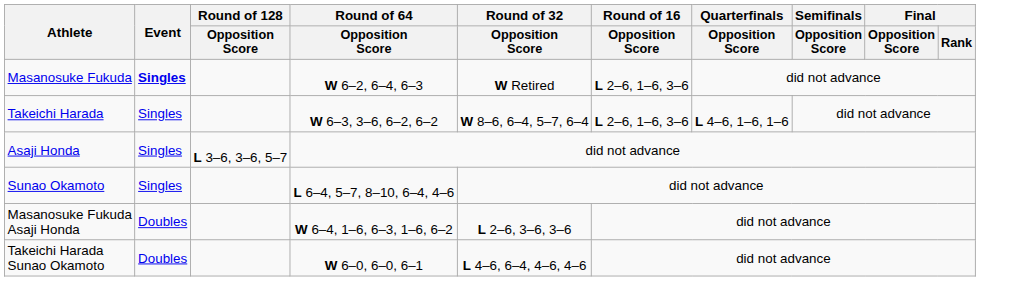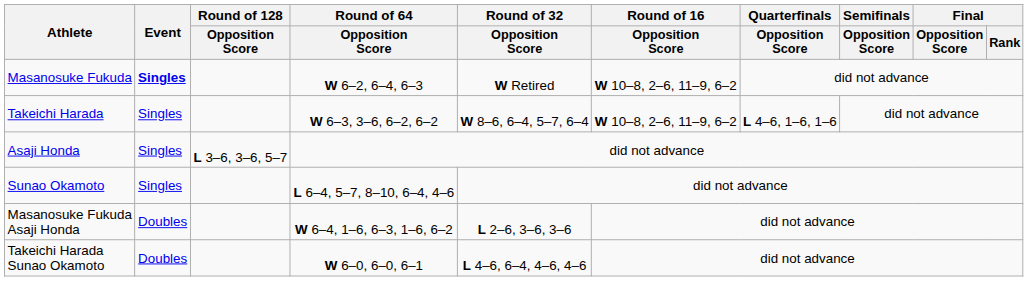(642, 85) L 2–6, 1–6, 3–6 -> (666, 85) W 10–8, 2–6, 11–9, 6–2
(642, 121) L 2–6, 1–6, 3–6 -> (666, 121) W 10–8, 2–6, 11–9, 6–2
